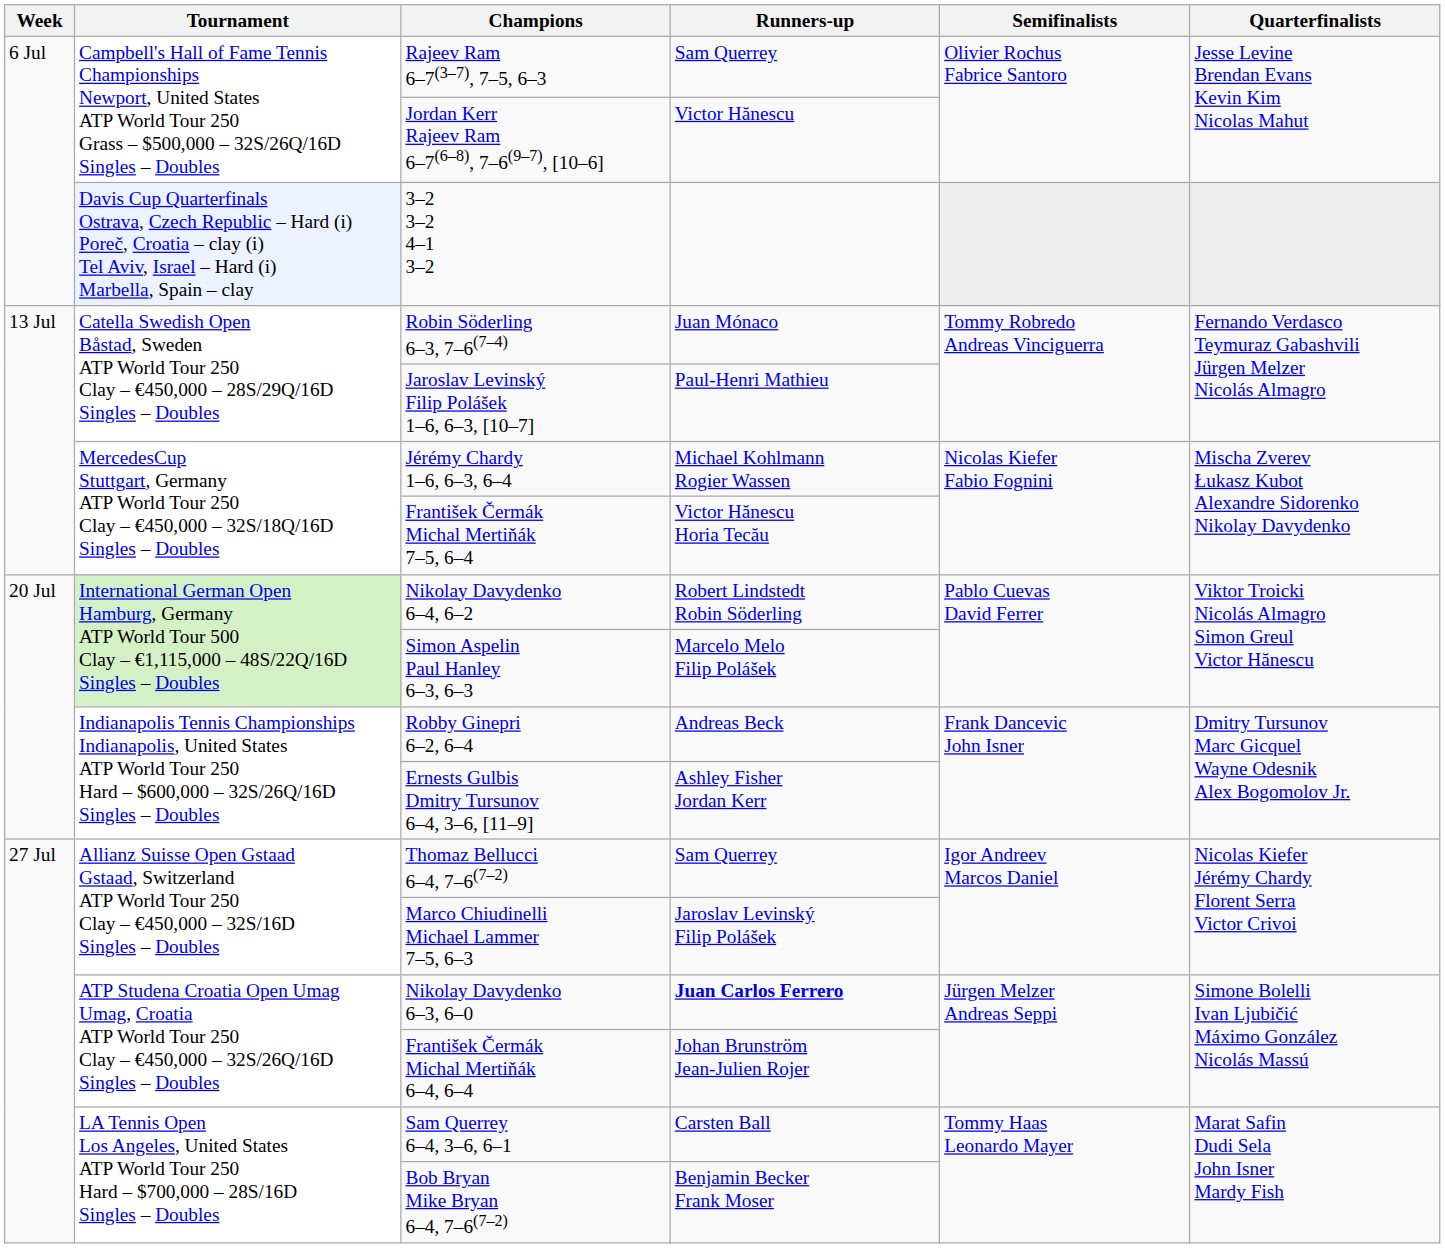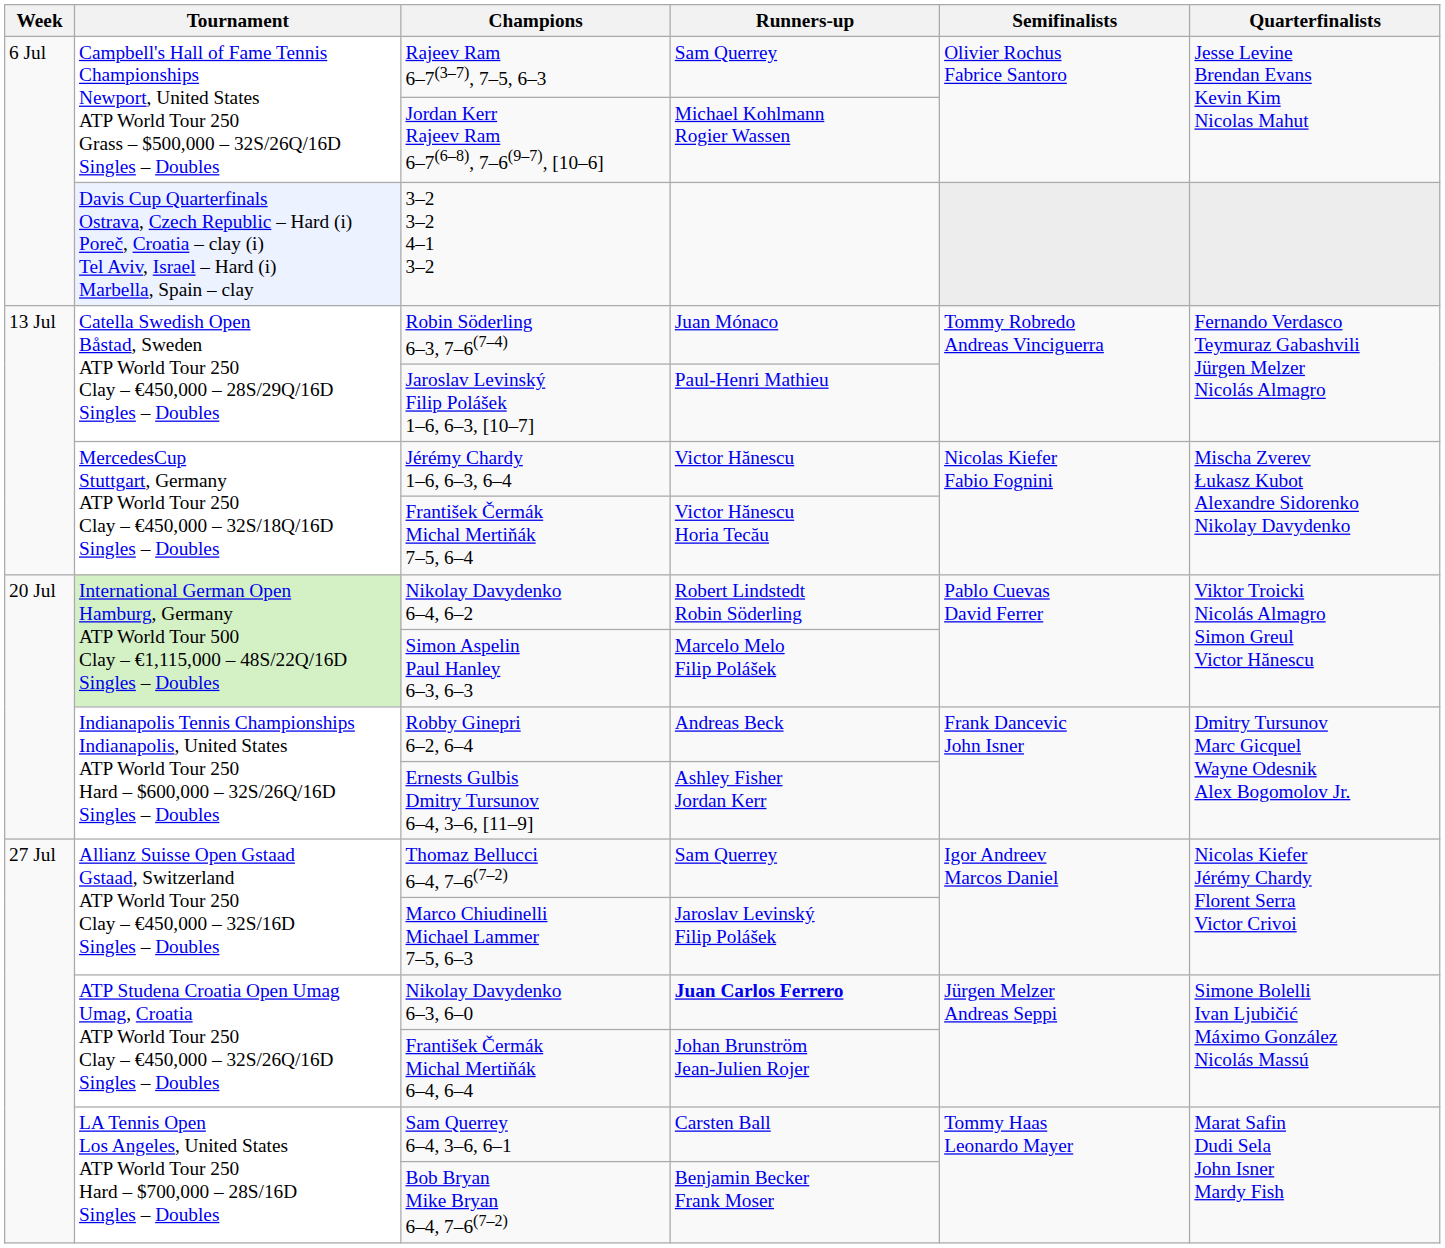(735, 113) Victor Hănescu -> (750, 124) Michael Kohlmann Rogier Wassen
(750, 469) Michael Kohlmann Rogier Wassen -> (735, 457) Victor Hănescu
